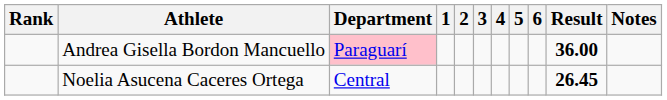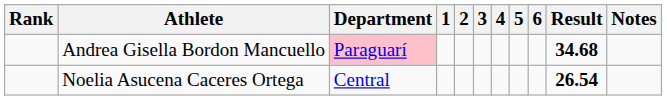(577, 49) 36.00 -> (577, 49) 34.68
(577, 79) 26.45 -> (577, 79) 26.54
